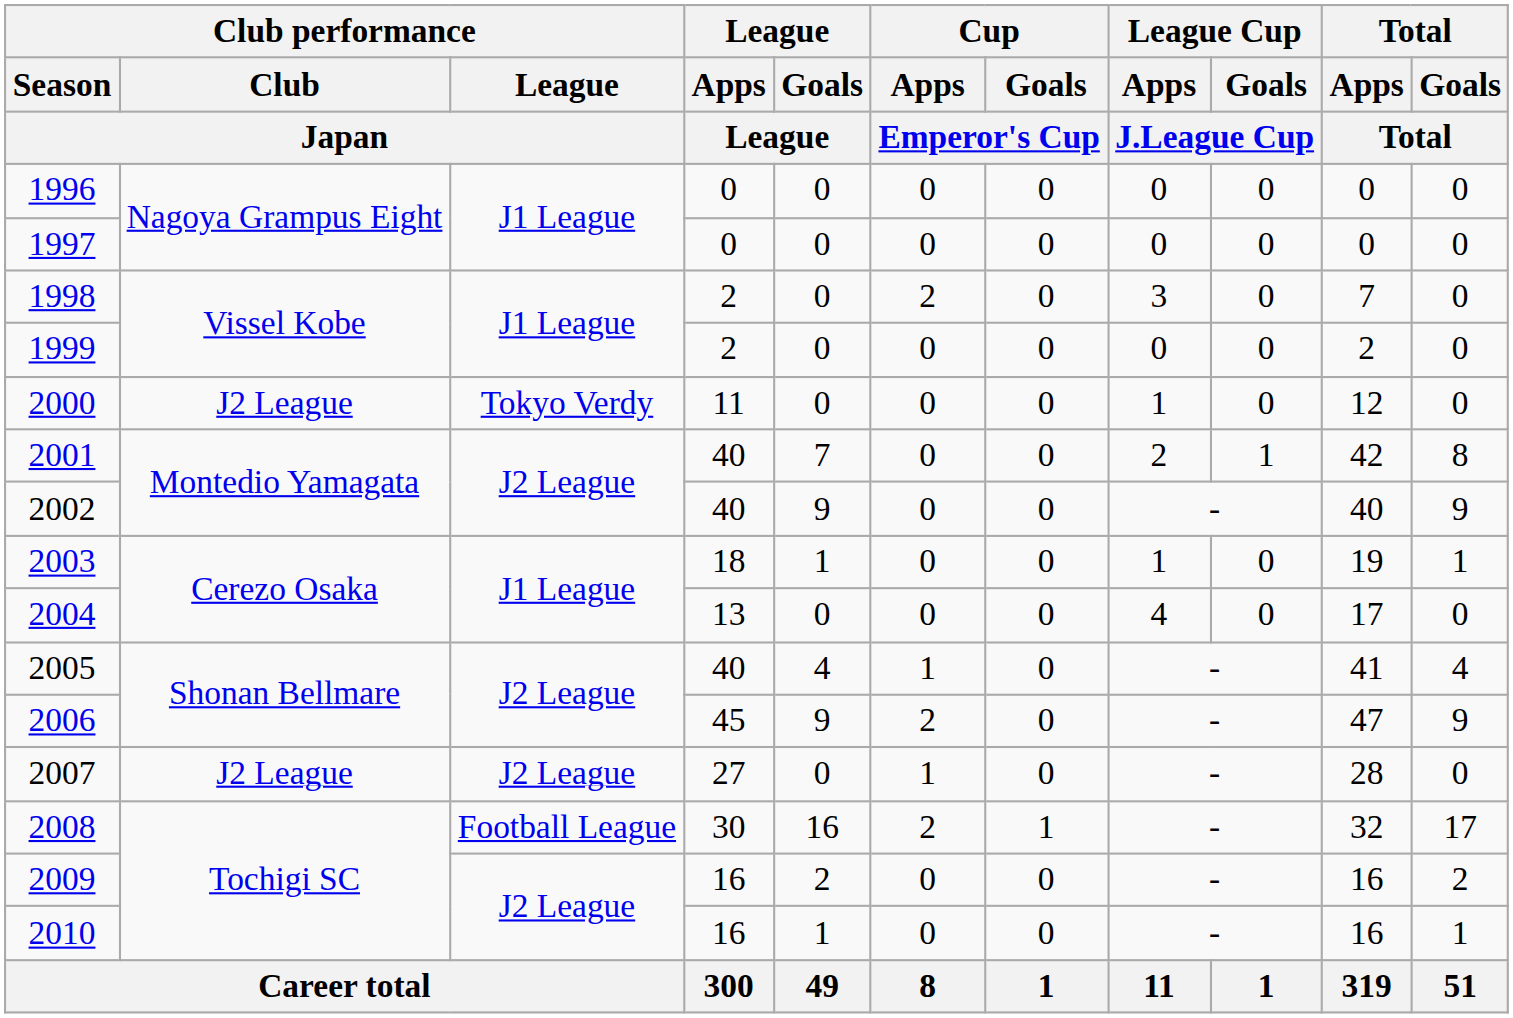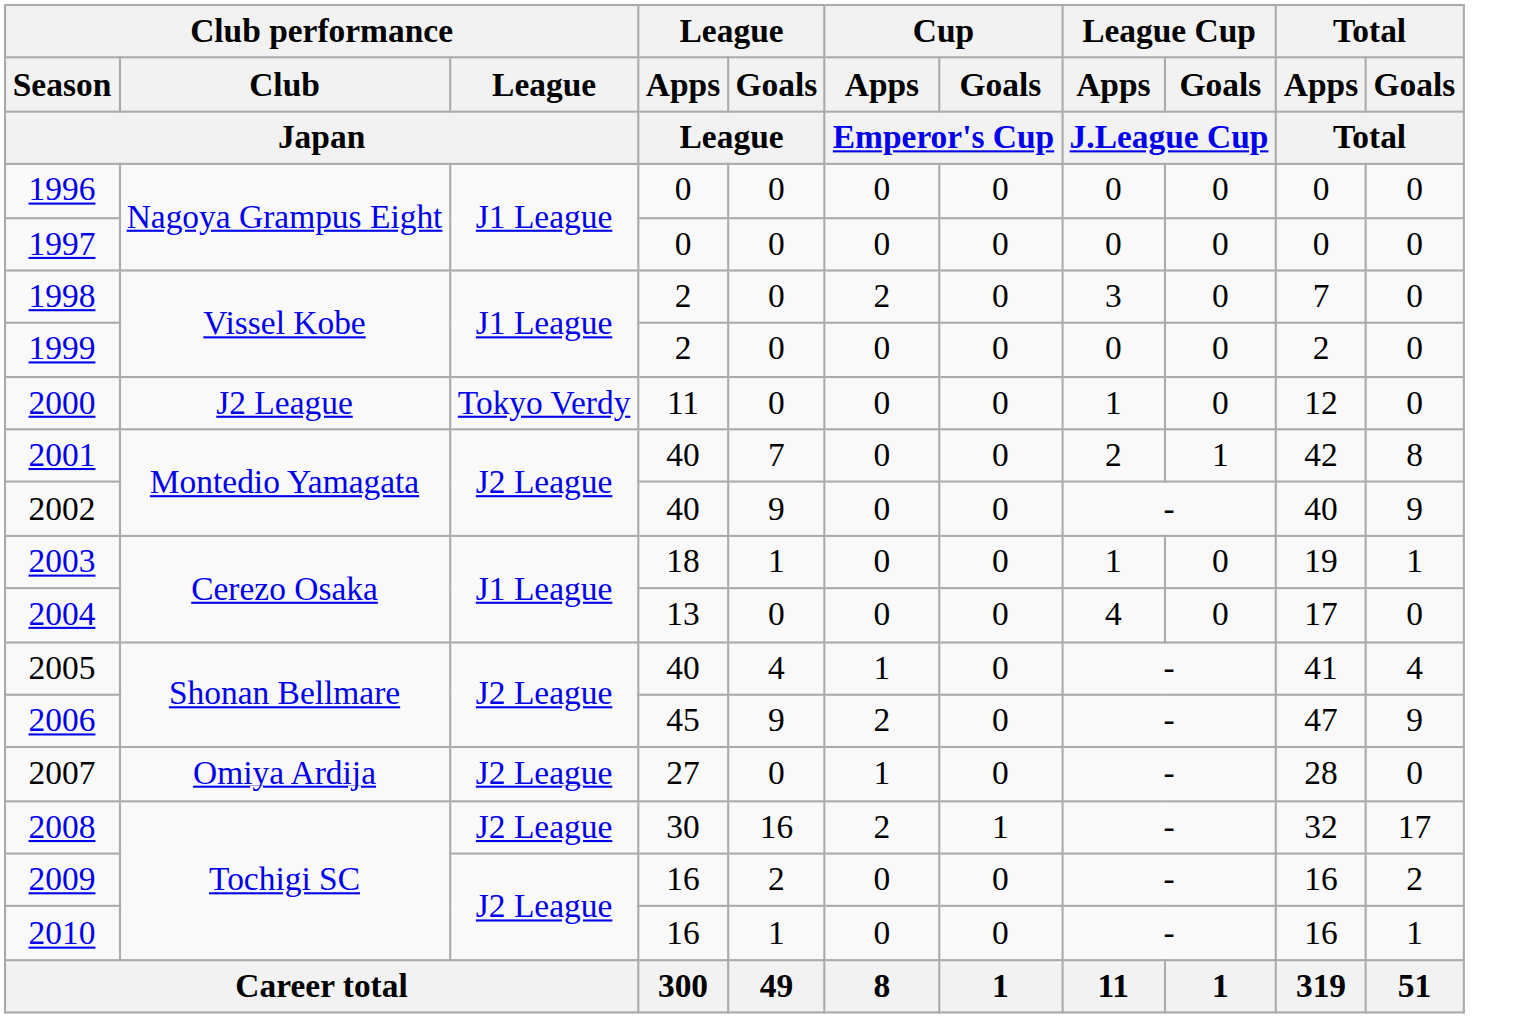(285, 773) J2 League -> (285, 773) Omiya Ardija
(567, 826) Football League -> (544, 826) J2 League
